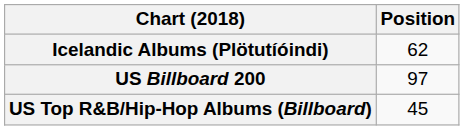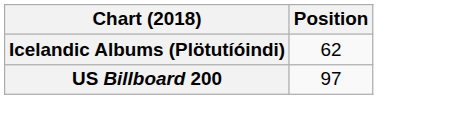- row: (190, 109)
